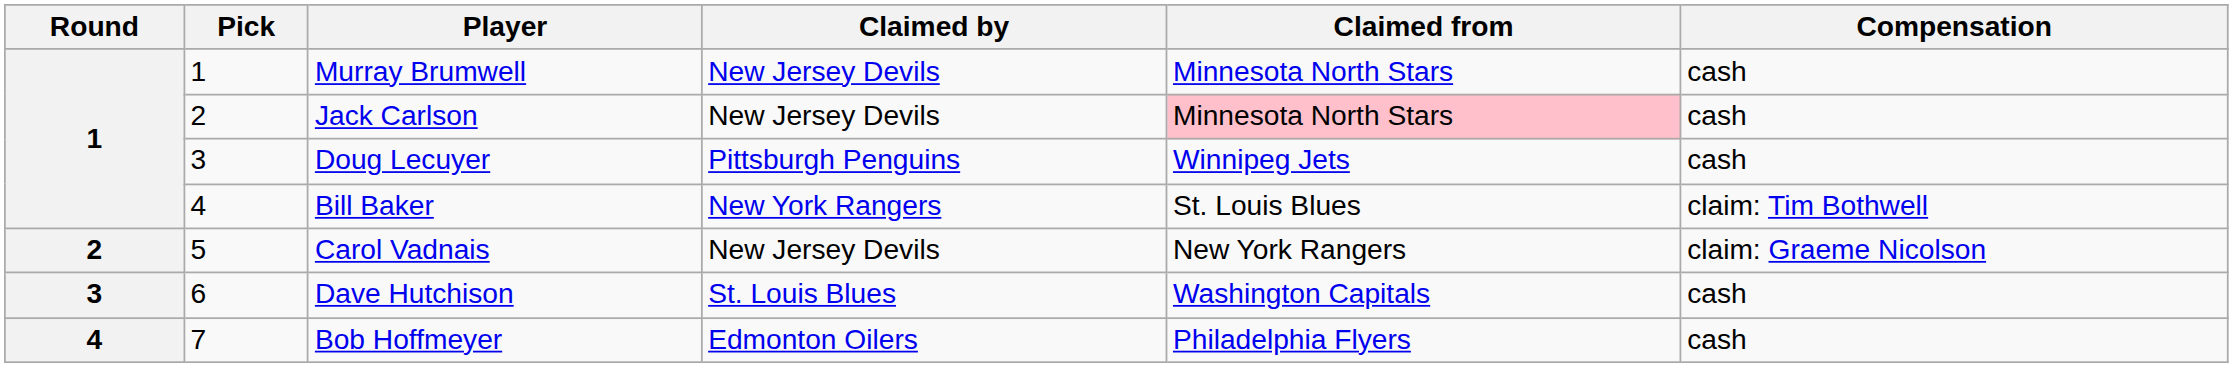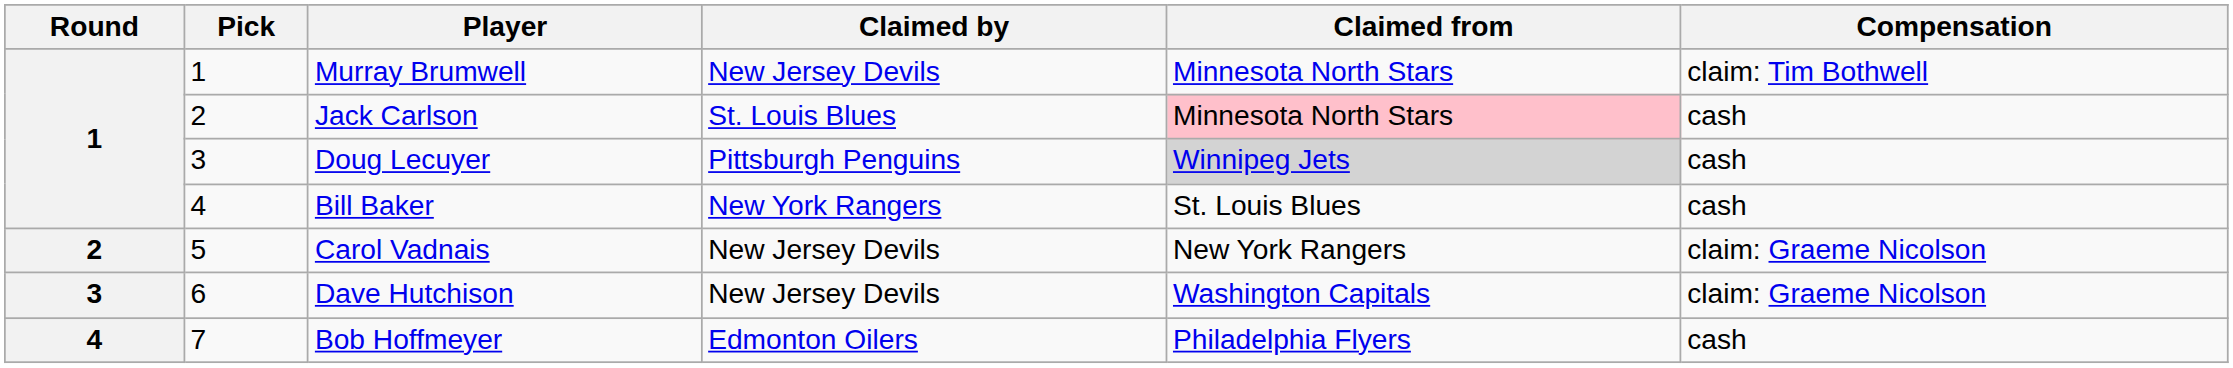(1717, 71) cash -> (1808, 71) claim: Tim Bothwell
(824, 116) New Jersey Devils -> (802, 116) St. Louis Blues
(1261, 160) no background -> (1261, 160) lightgrey background
(1808, 205) claim: Tim Bothwell -> (1717, 205) cash
(802, 294) St. Louis Blues -> (824, 294) New Jersey Devils
(1717, 294) cash -> (1837, 294) claim: Graeme Nicolson
